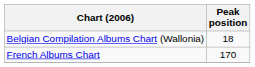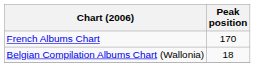rows swapped: (105, 39) <-> (53, 54)
